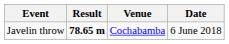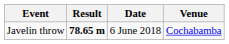columns swapped: (137, 13) <-> (196, 13)
